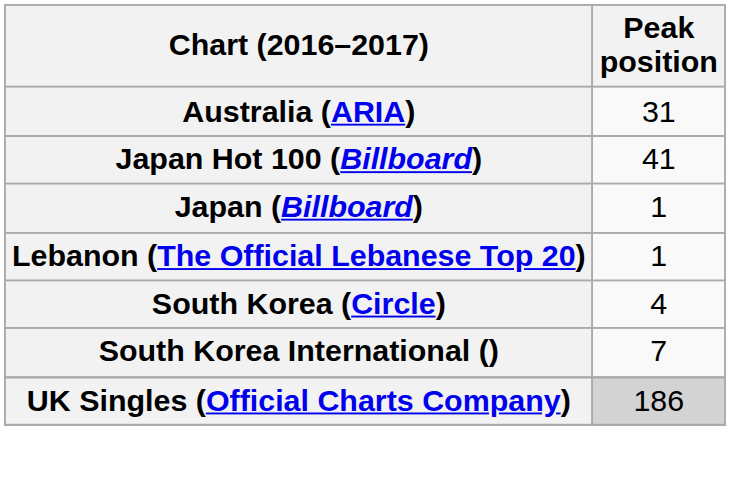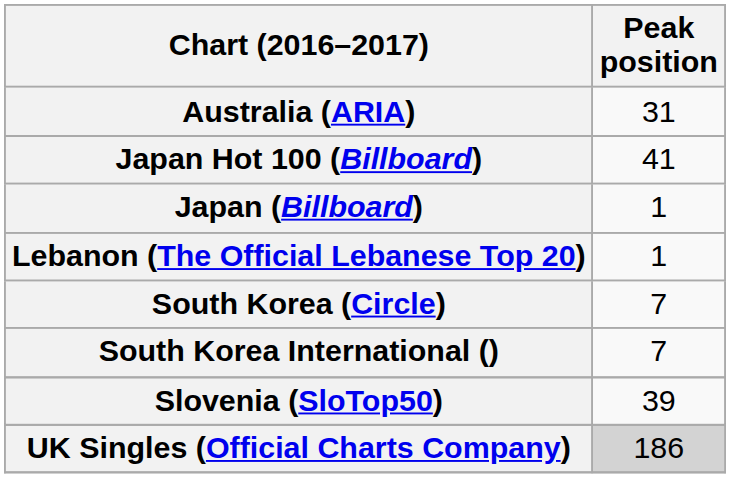(659, 303) 4 -> (659, 303) 7
+ row: (299, 400)
